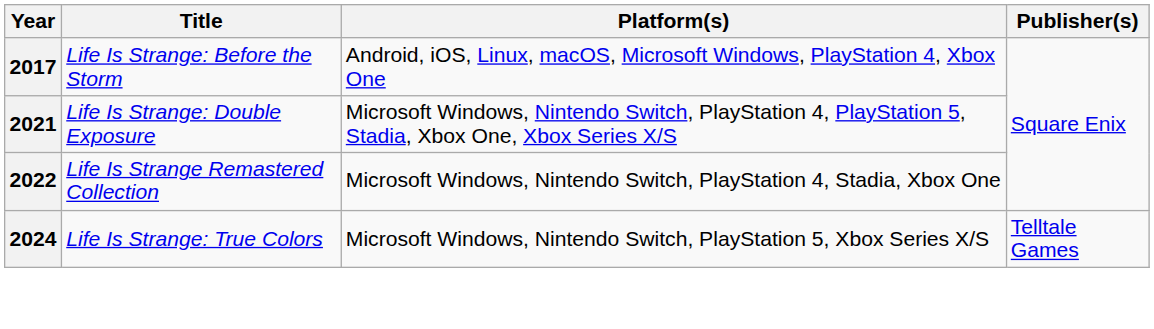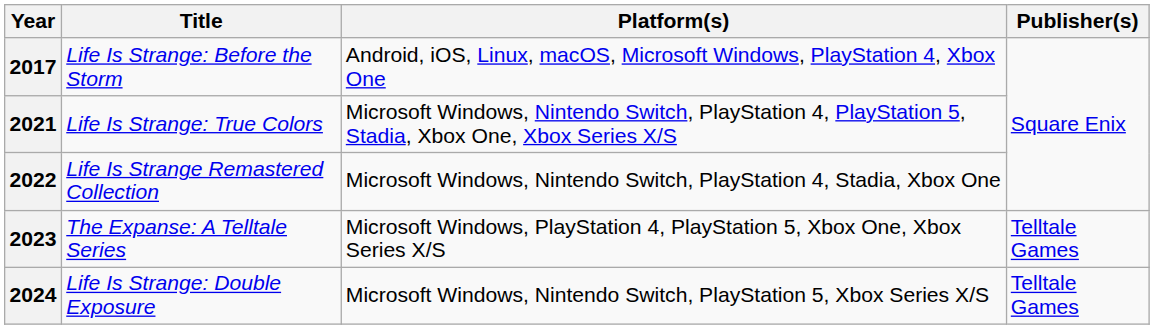(174, 123) Life Is Strange: Double Exposure -> (195, 123) Life Is Strange: True Colors
+ row: (33, 238)
(195, 238) Life Is Strange: True Colors -> (174, 295) Life Is Strange: Double Exposure
